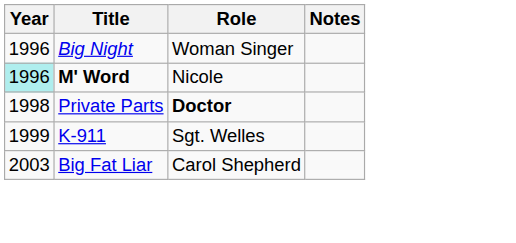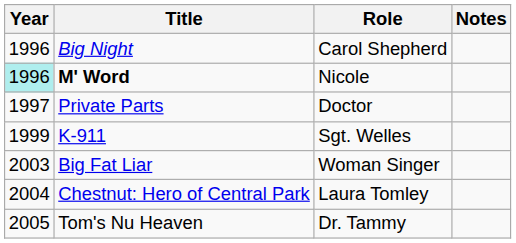(233, 48) Woman Singer -> (383, 48) Carol Shepherd
(29, 106) 1998 -> (29, 106) 1997
(202, 106) bold -> (345, 106) normal
(236, 164) Carol Shepherd -> (379, 164) Woman Singer
+ row: (184, 194)
+ row: (131, 223)
